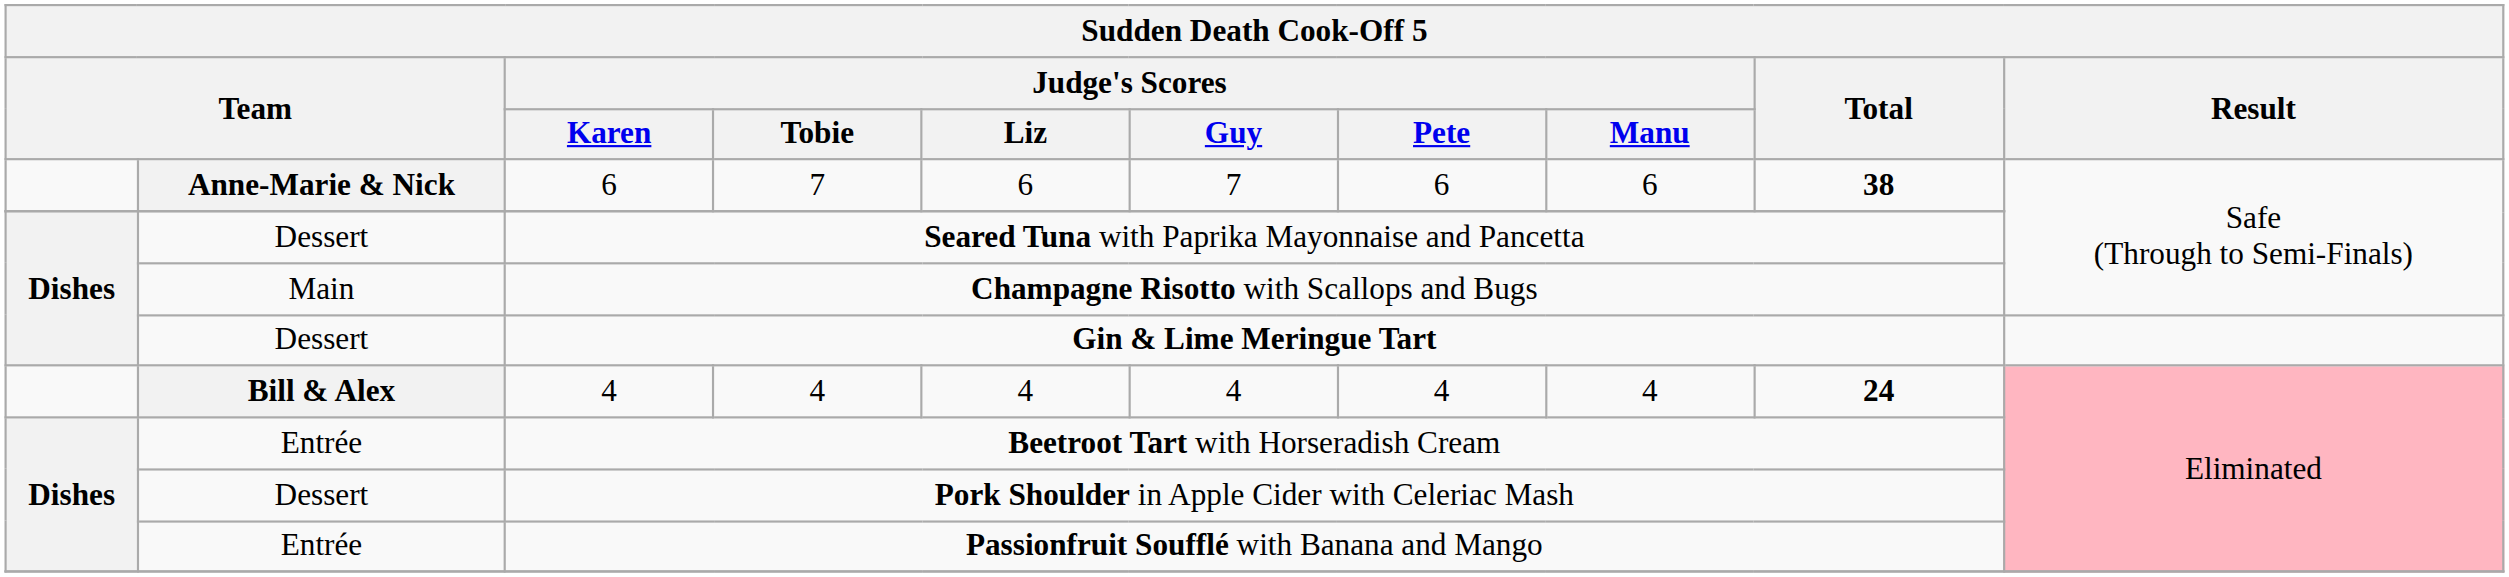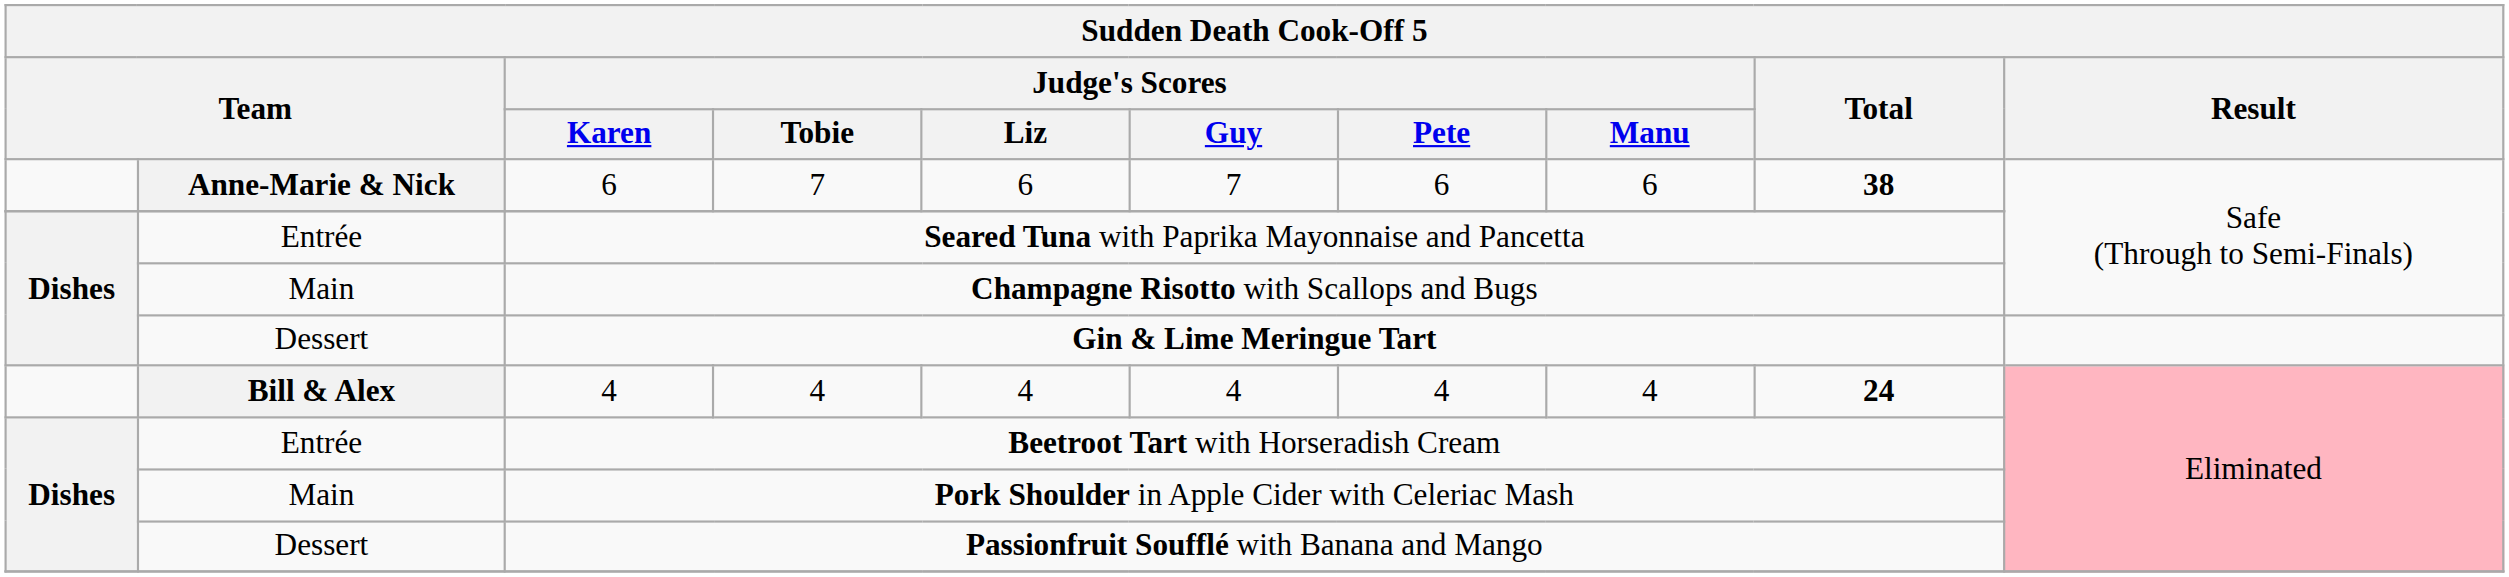(321, 236) Dessert -> (321, 236) Entrée
(321, 494) Dessert -> (321, 494) Main
(321, 546) Entrée -> (321, 546) Dessert
